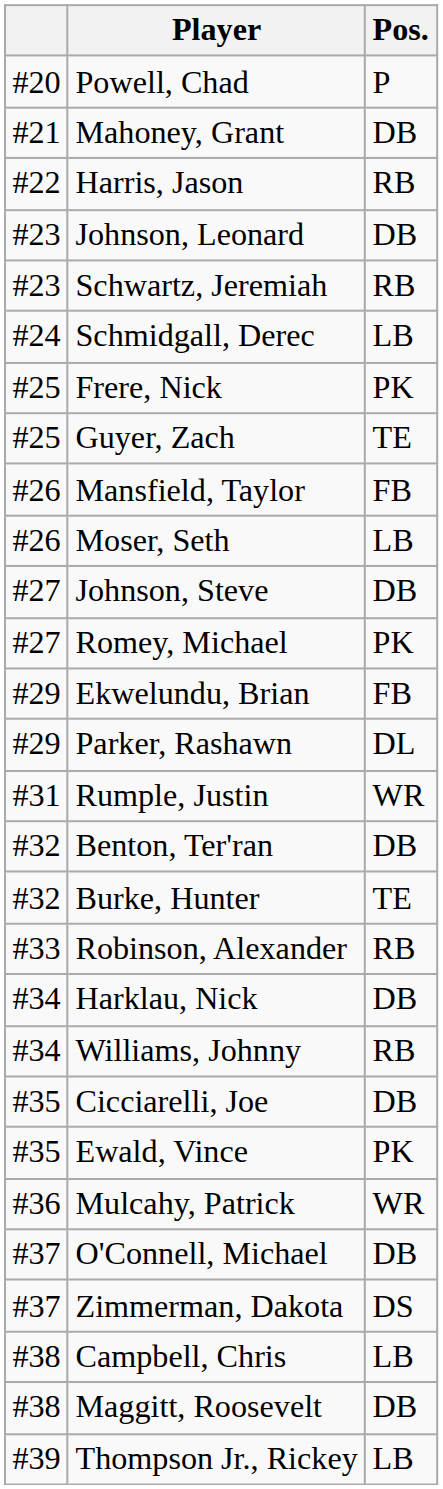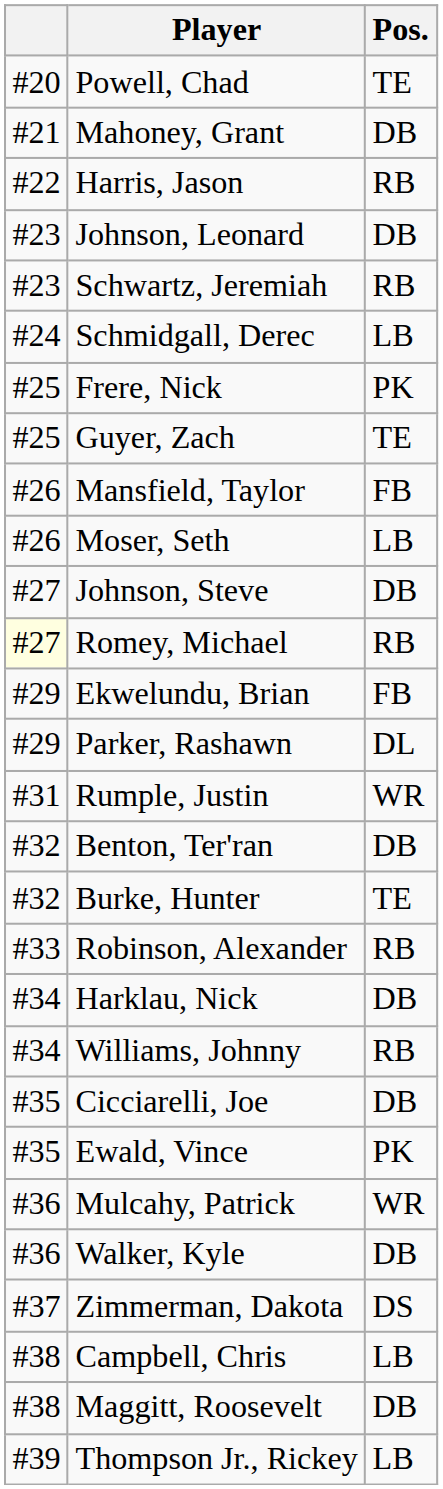(382, 81) P -> (392, 81) TE
(37, 642) no background -> (37, 642) lightyellow background
(393, 642) PK -> (394, 642) RB
+ row: (160, 1254)
- row: (202, 1254)
